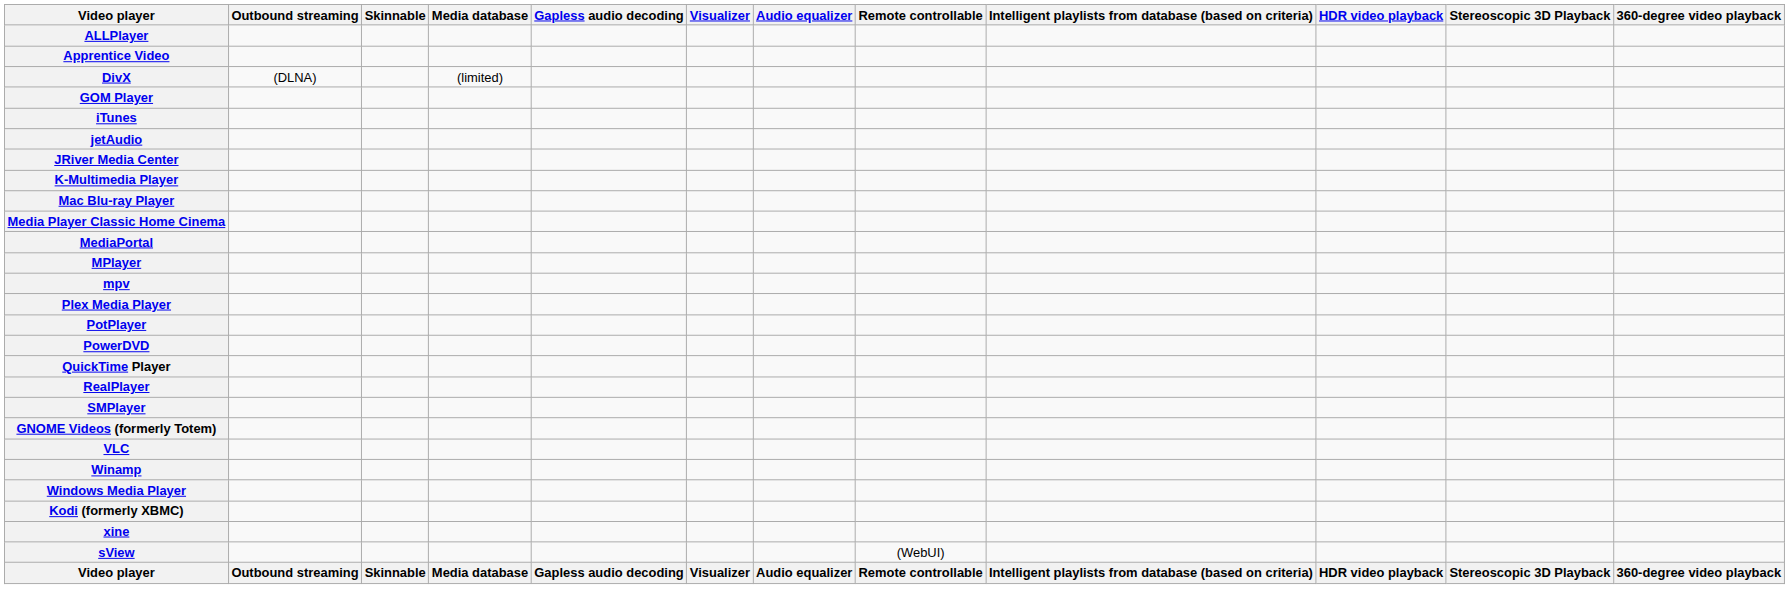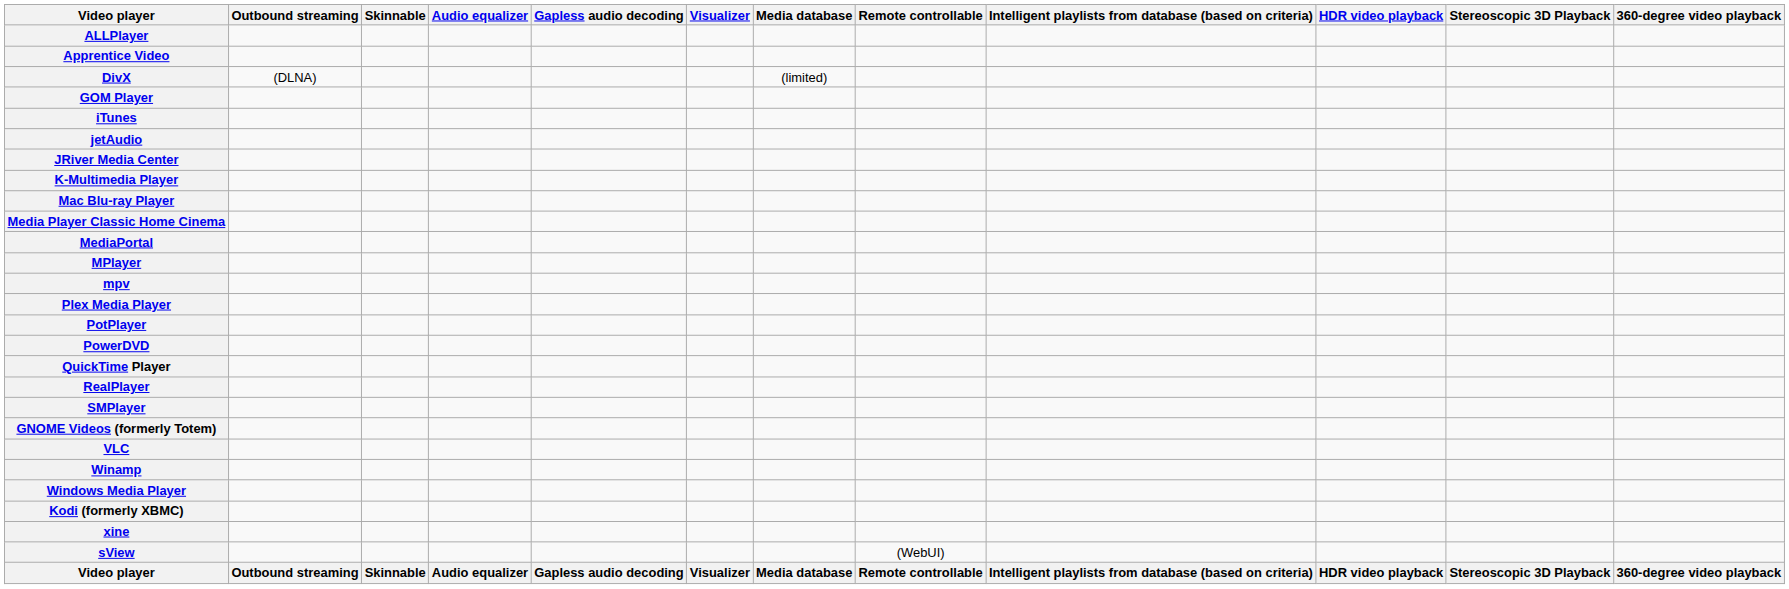columns swapped: (480, 15) <-> (804, 15)
